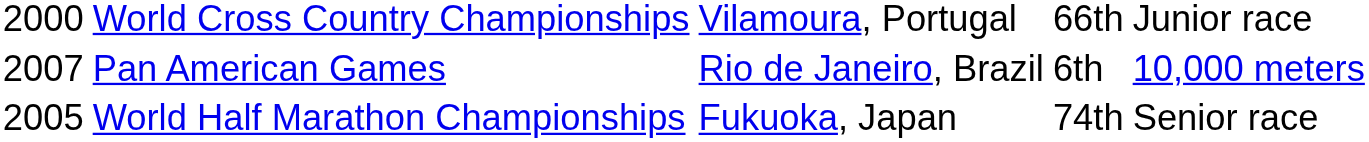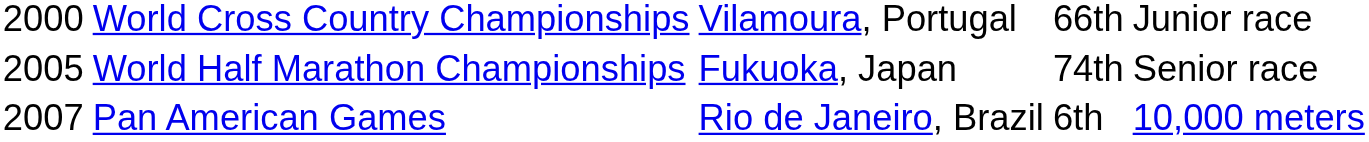rows swapped: (389, 118) <-> (269, 68)
